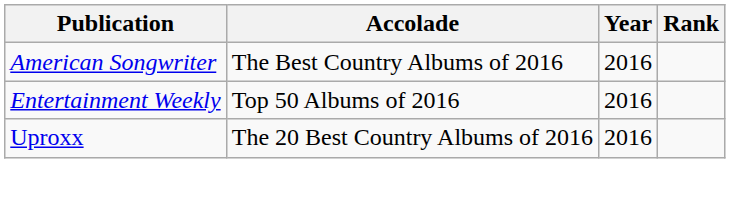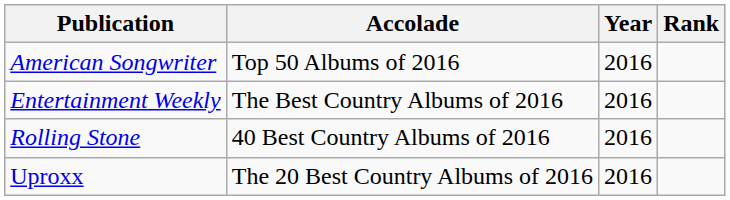(397, 61) The Best Country Albums of 2016 -> (346, 61) Top 50 Albums of 2016
(346, 99) Top 50 Albums of 2016 -> (397, 99) The Best Country Albums of 2016
+ row: (75, 137)
